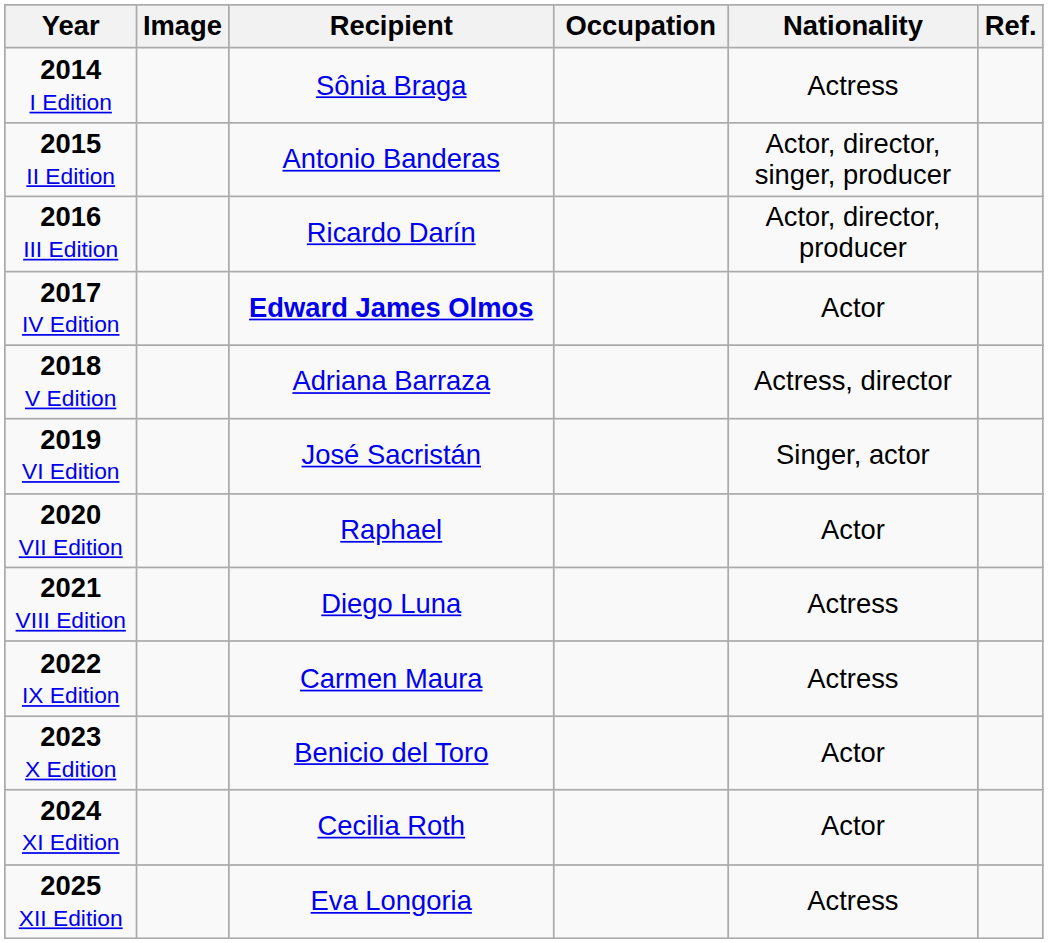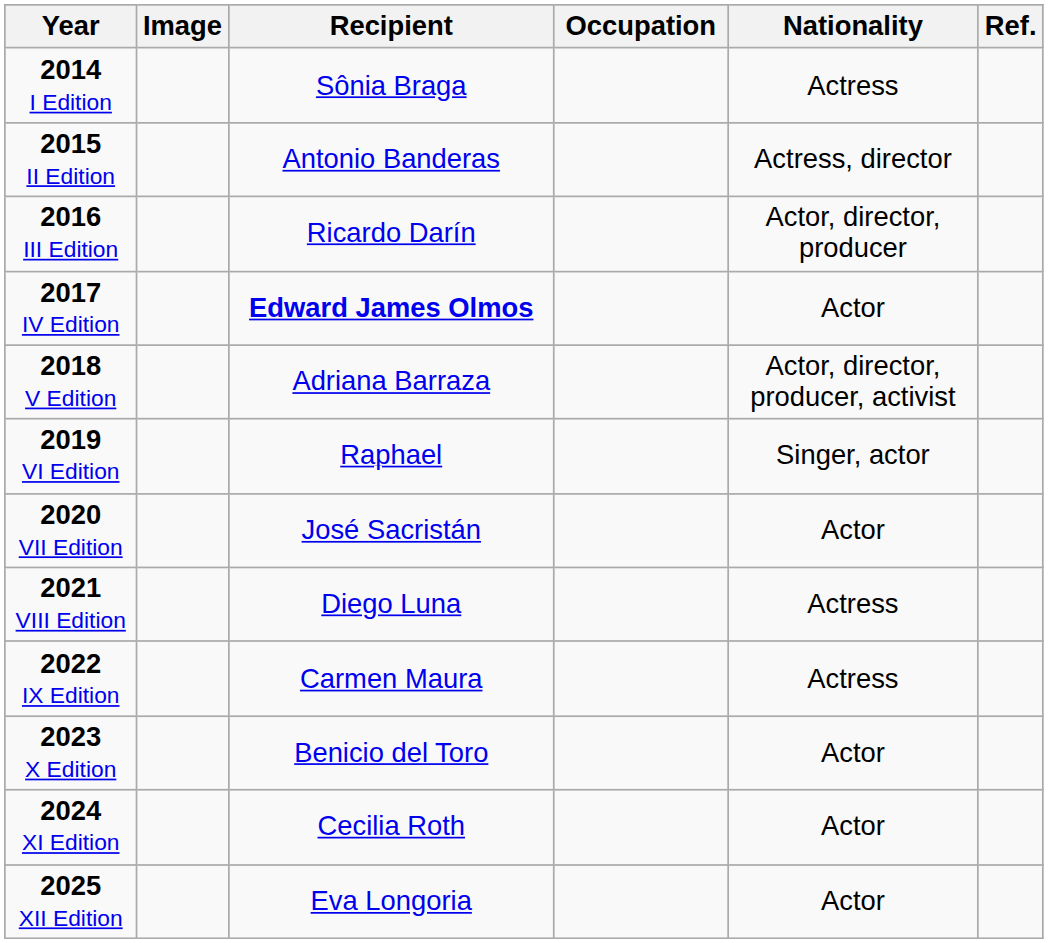(853, 159) Actor, director, singer, producer -> (853, 159) Actress, director
(853, 381) Actress, director -> (853, 381) Actor, director, producer, activist
(391, 455) José Sacristán -> (391, 455) Raphael
(391, 530) Raphael -> (391, 530) José Sacristán
(853, 900) Actress -> (853, 900) Actor
